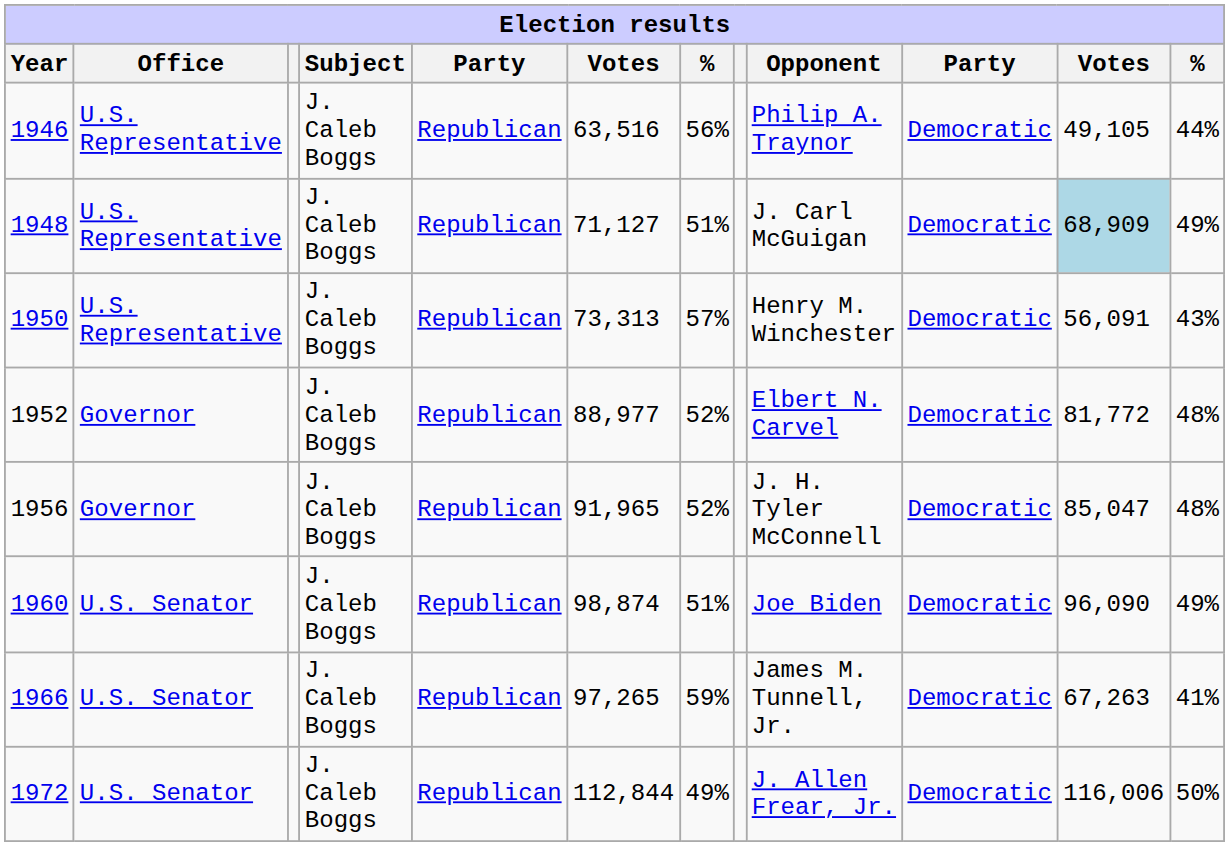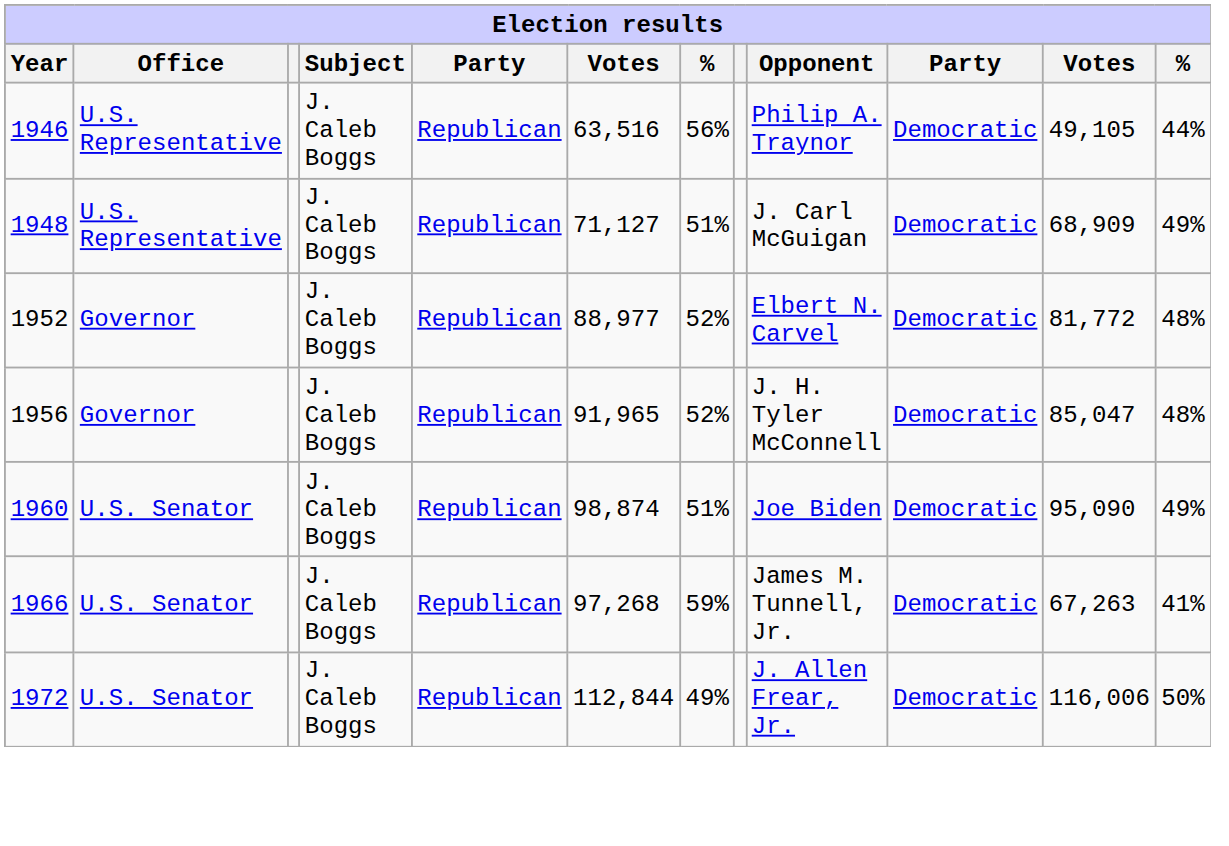(1107, 225) lightblue background -> (1092, 225) no background
- row: (40, 320)
(1107, 604) 96,090 -> (1092, 509) 95,090
(616, 699) 97,265 -> (616, 604) 97,268
